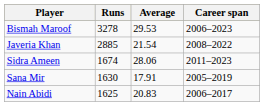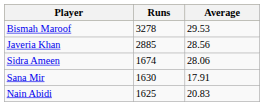- column: (222, 12)
(145, 45) 21.54 -> (198, 45) 28.56
